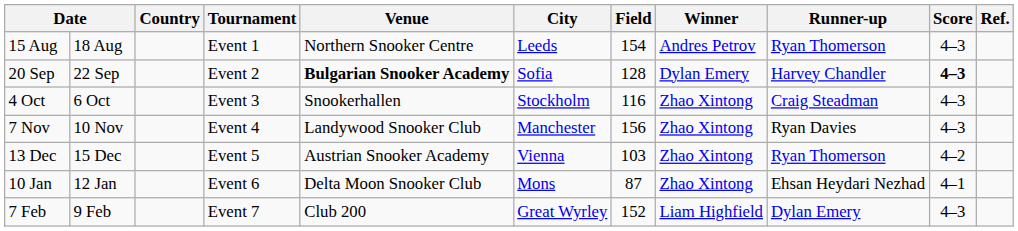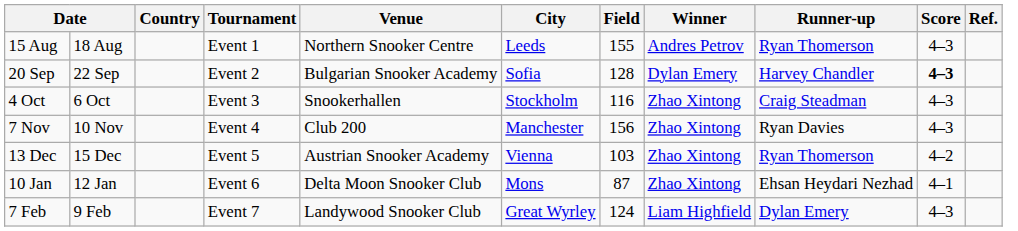(633, 45) 154 -> (622, 45) 155
(407, 73) bold -> (401, 73) normal
(393, 128) Landywood Snooker Club -> (335, 128) Club 200
(335, 211) Club 200 -> (393, 211) Landywood Snooker Club
(633, 211) 152 -> (622, 211) 124
